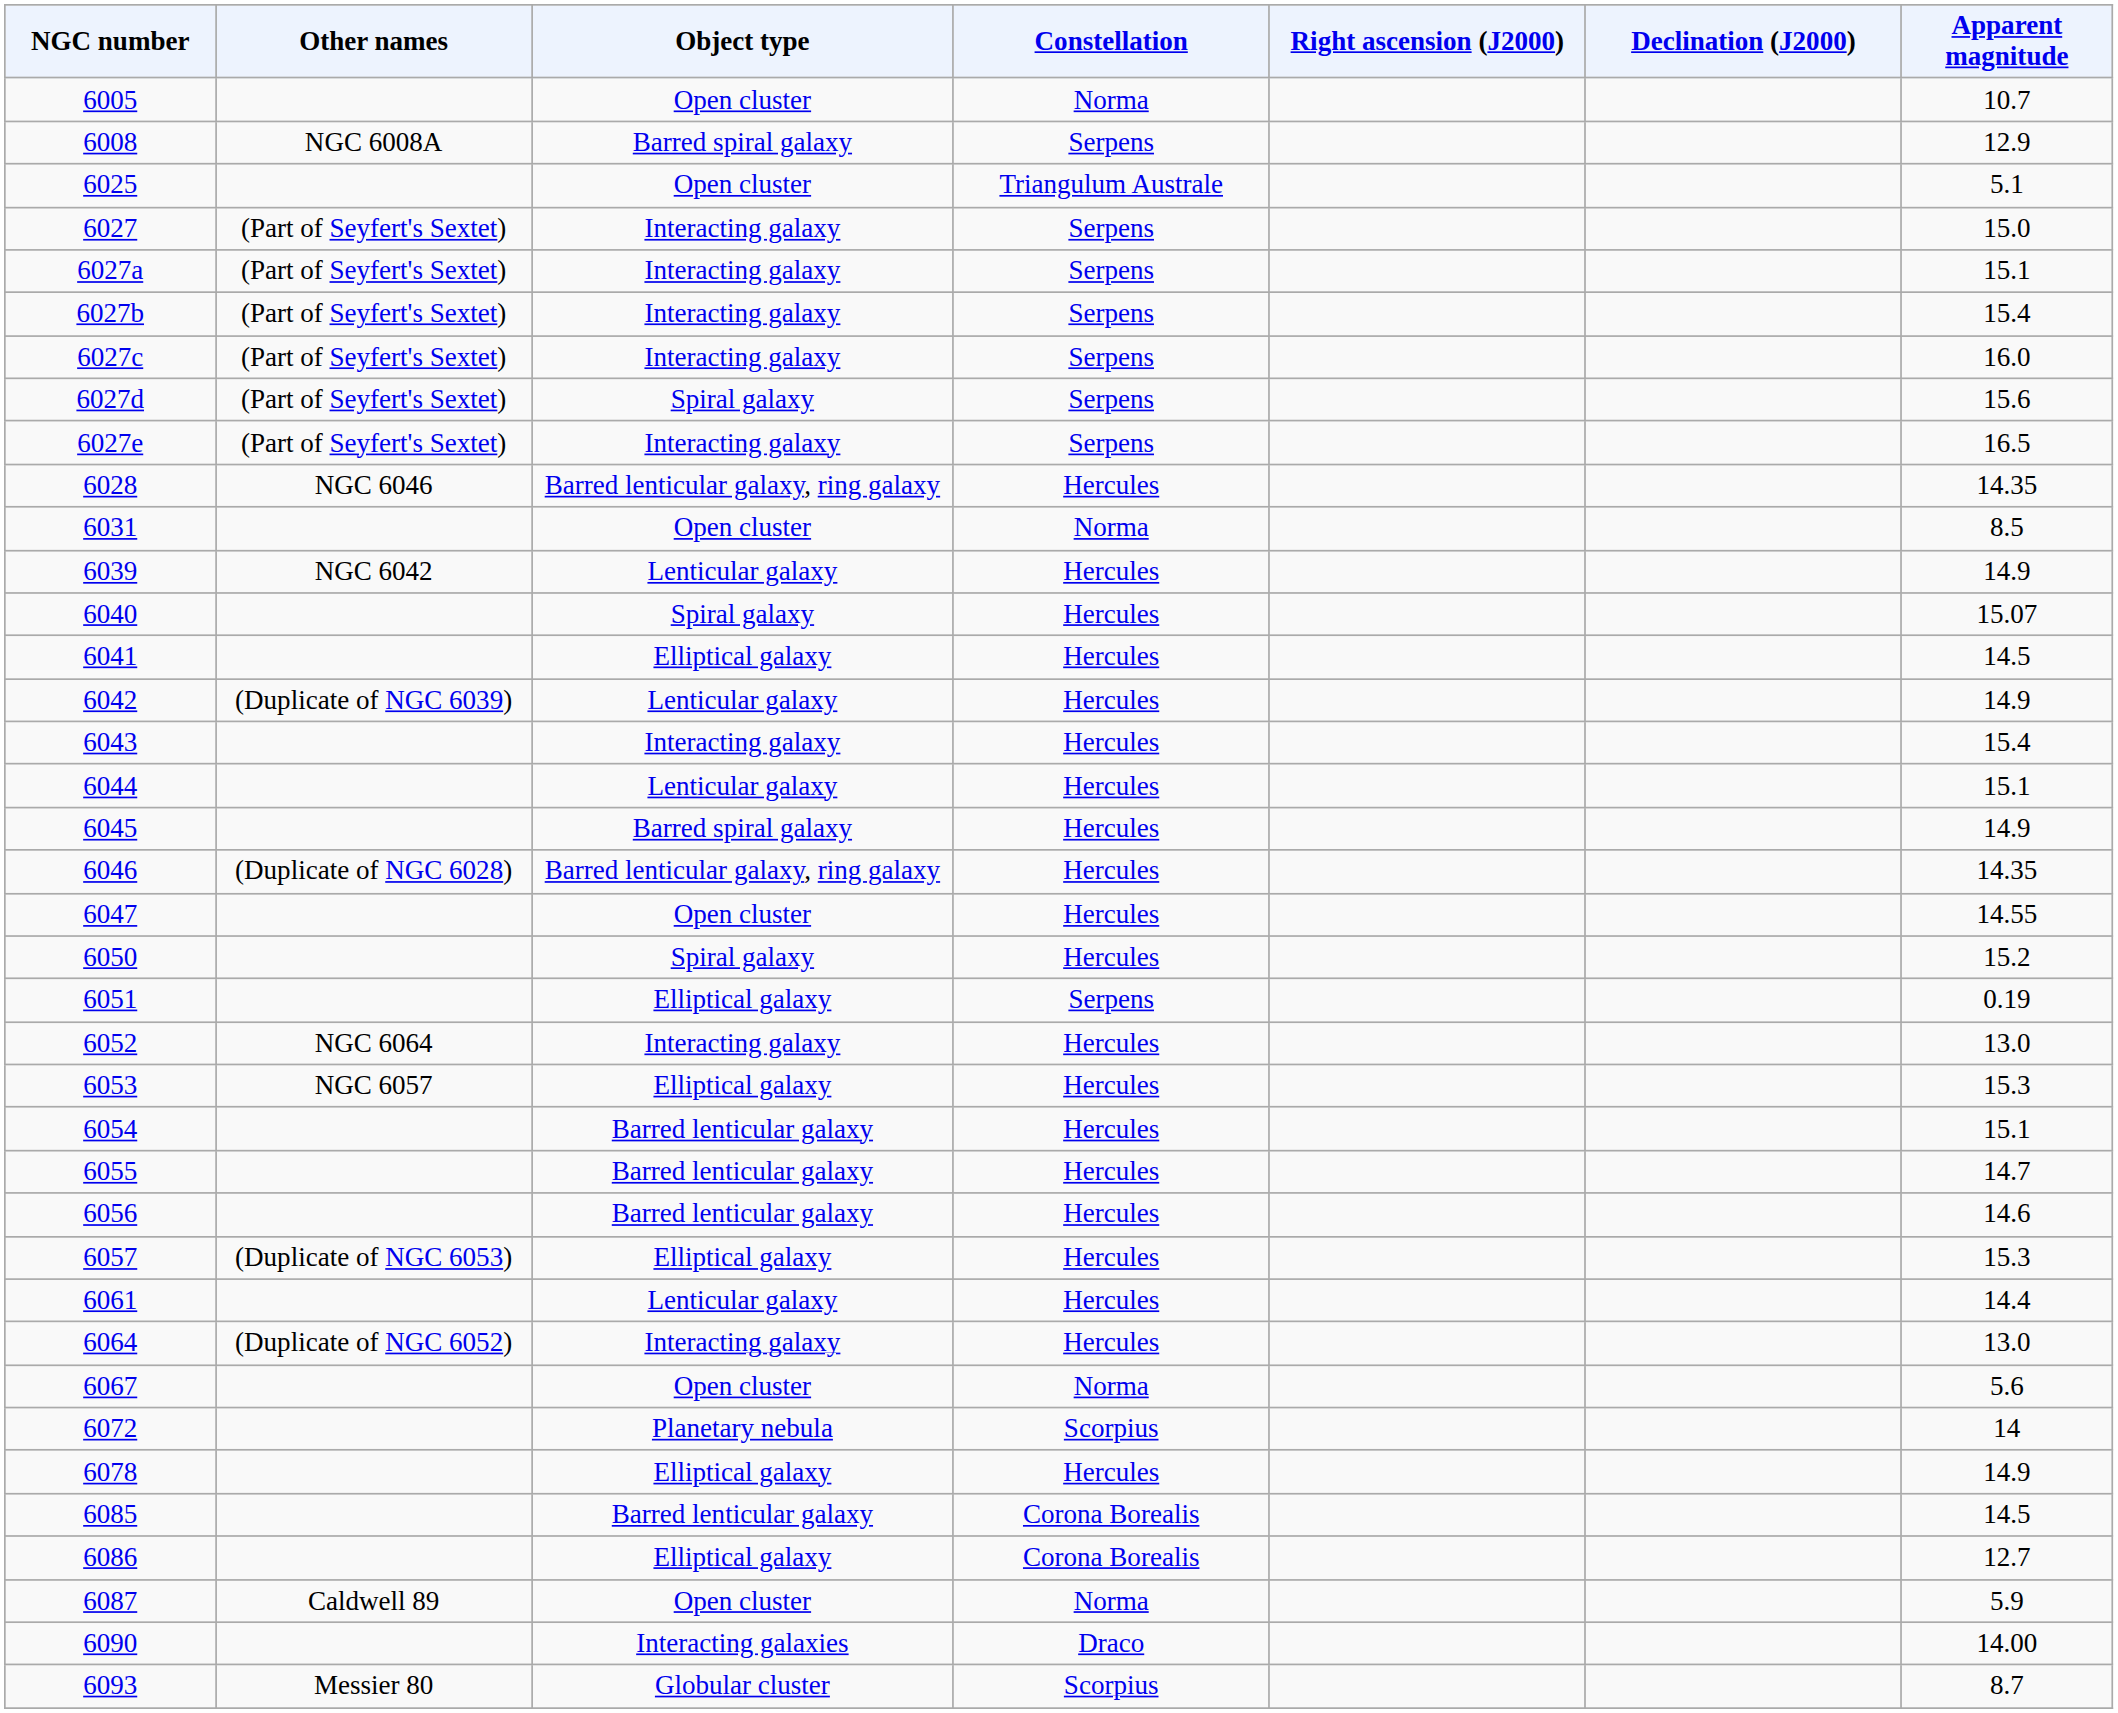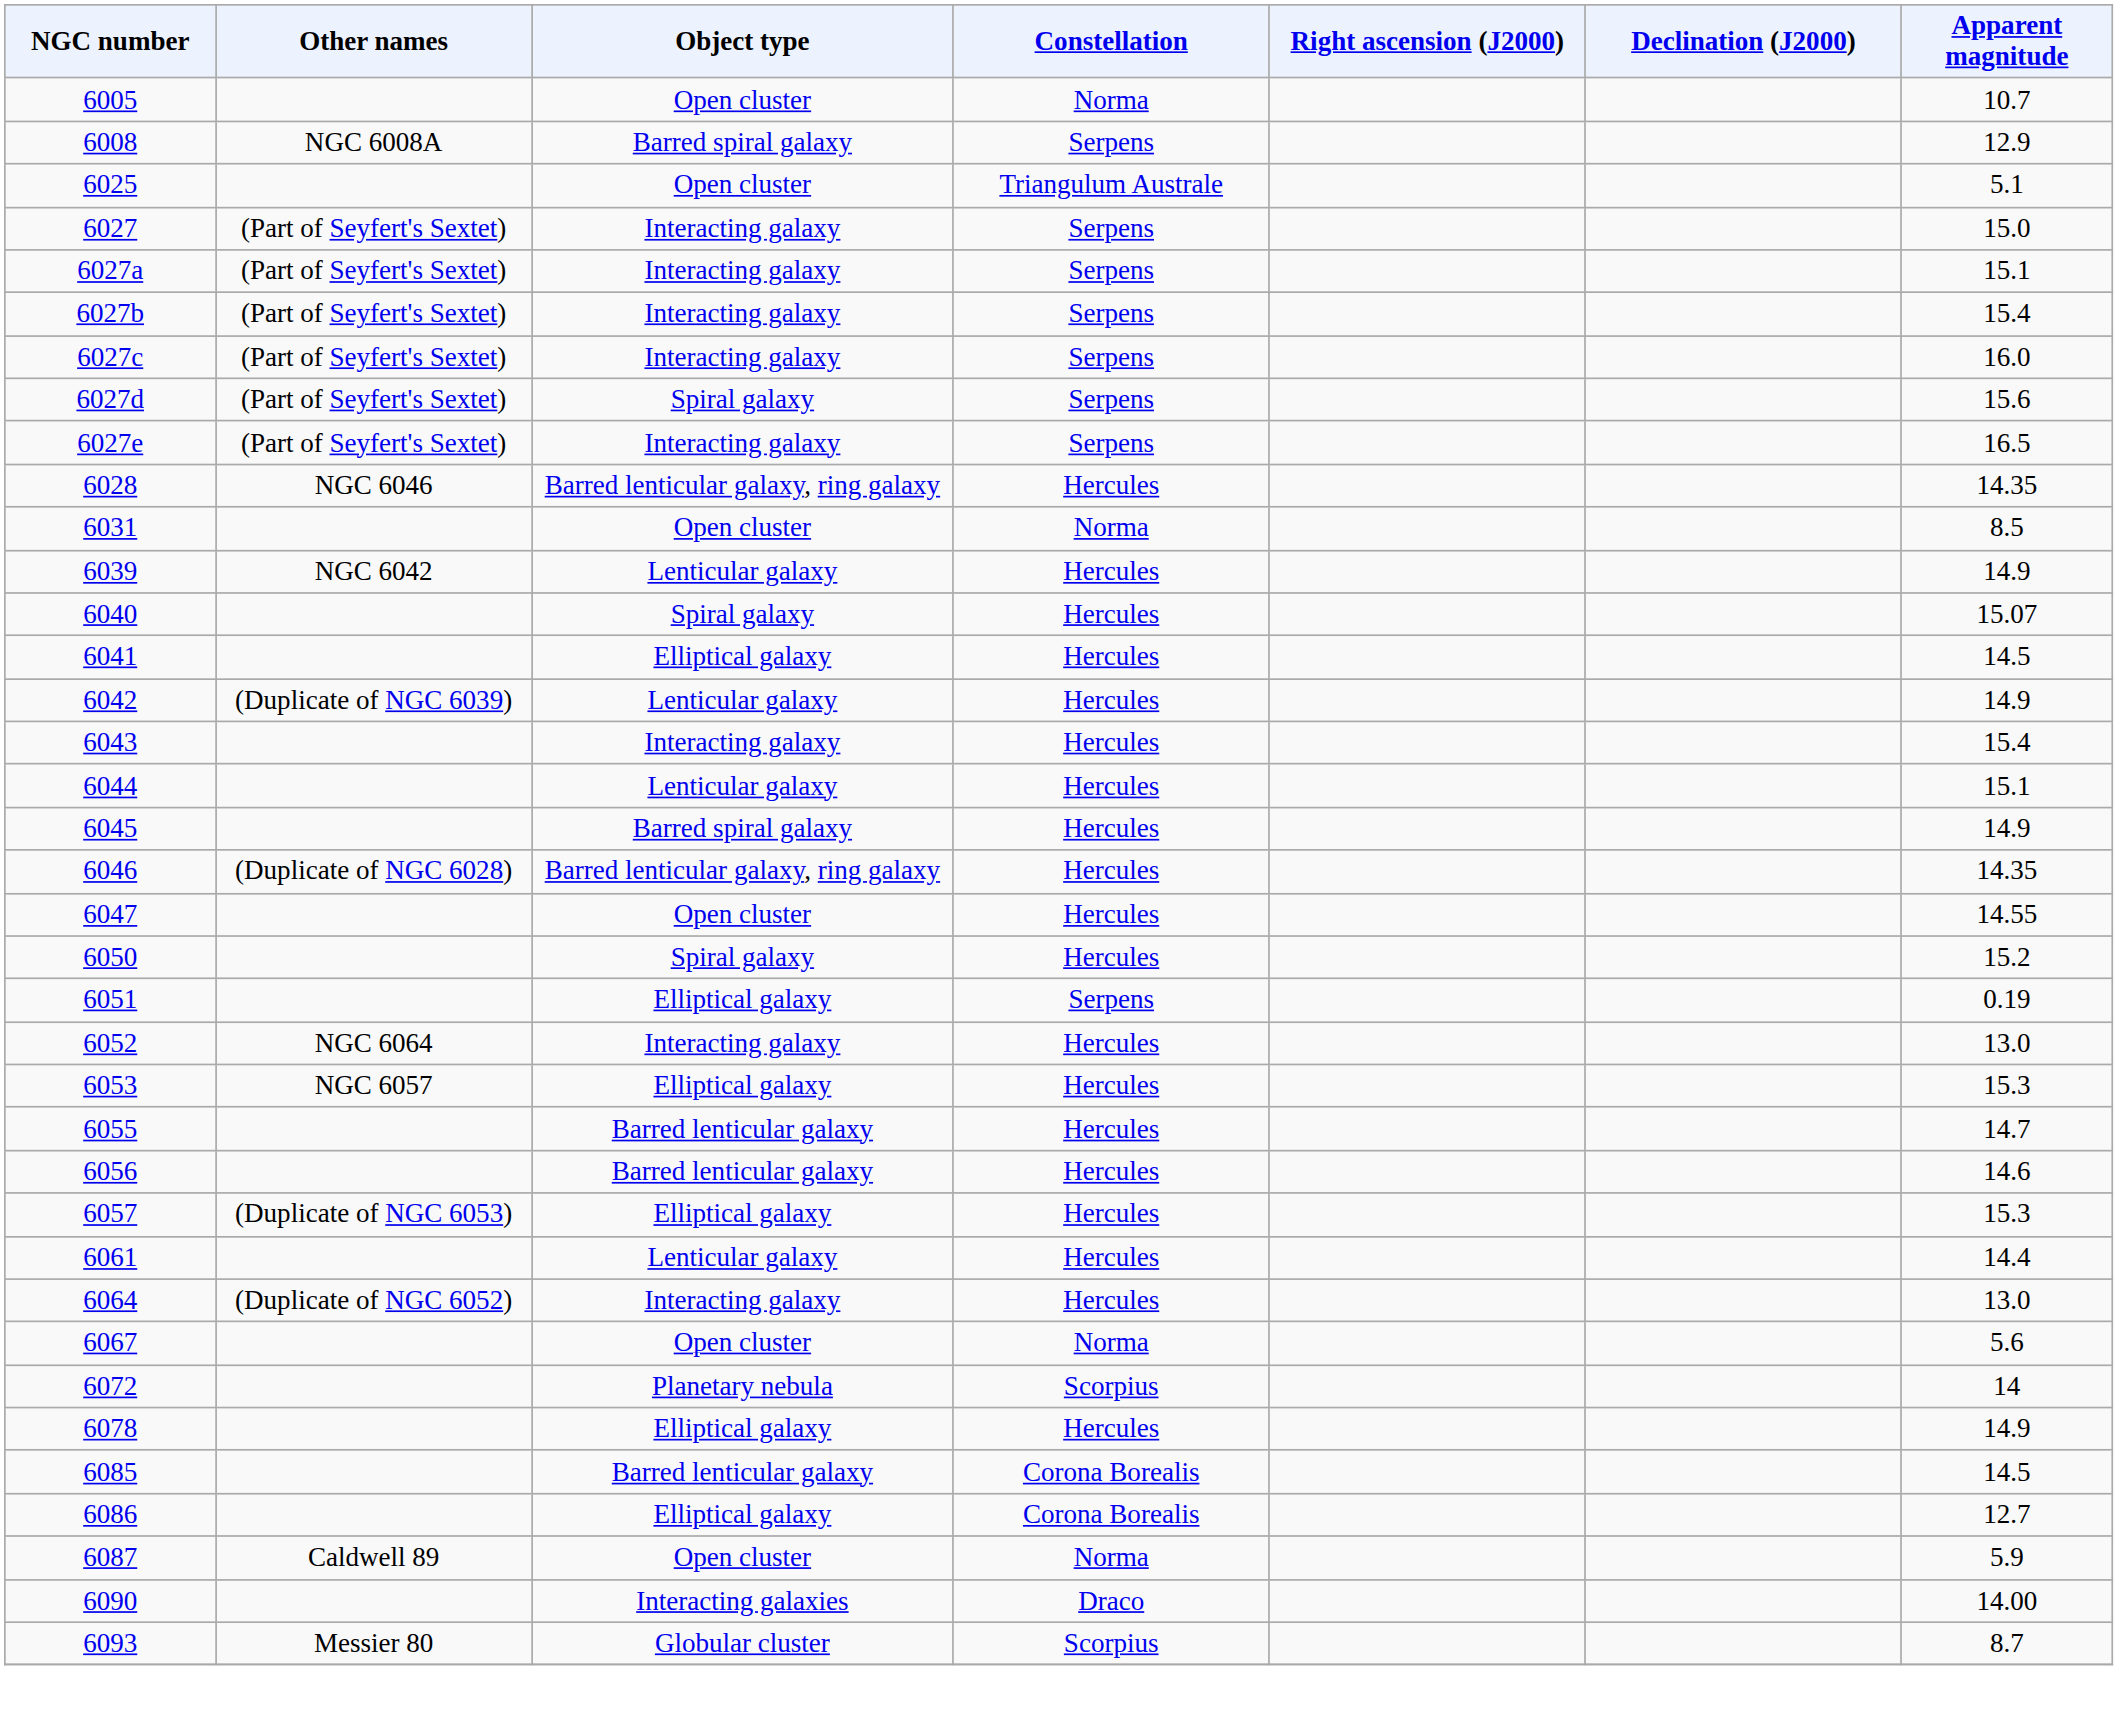- row: (110, 1128)
